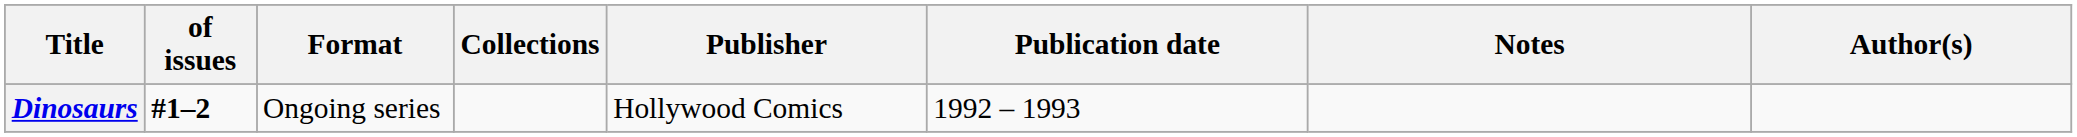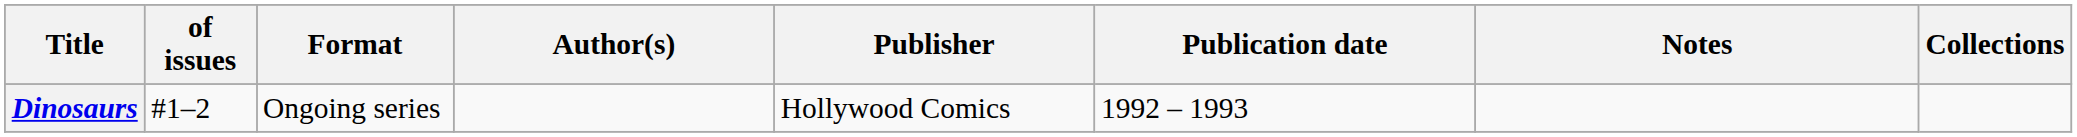columns swapped: (1911, 44) <-> (530, 44)
(181, 107) bold -> (181, 107) normal
